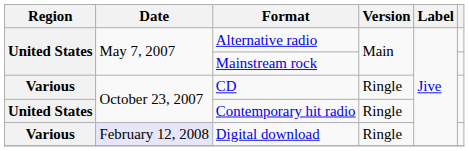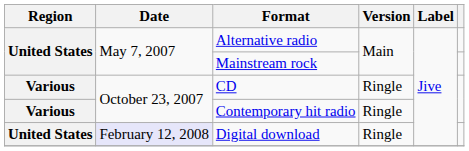(50, 110) United States -> (50, 110) Various
(50, 134) Various -> (50, 134) United States
